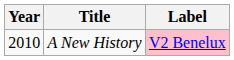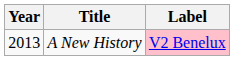(24, 42) 2010 -> (24, 42) 2013
